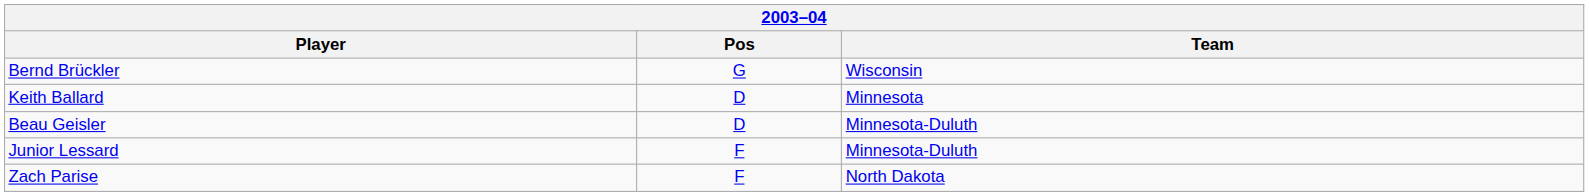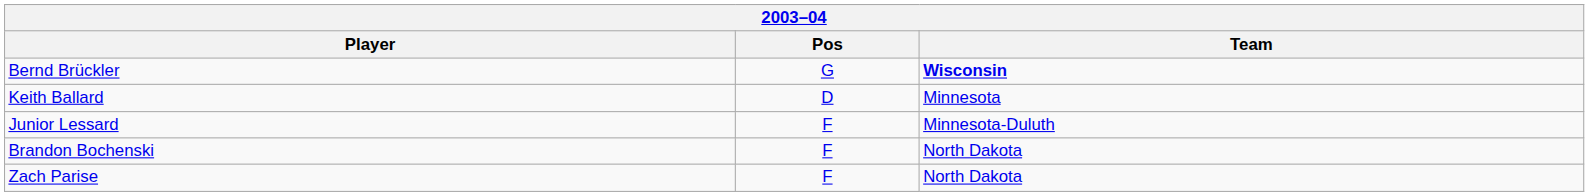(884, 71) normal -> (965, 71) bold
- row: (57, 124)
+ row: (81, 151)
